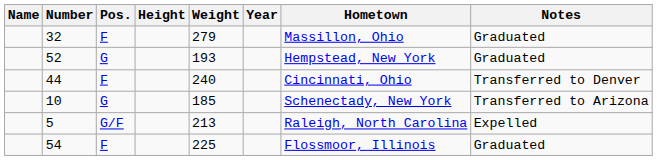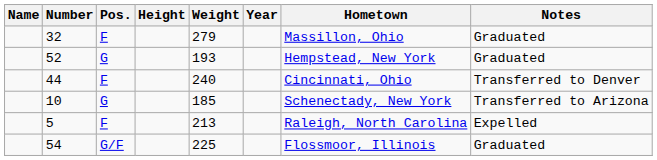(112, 123) G/F -> (104, 123) F
(104, 145) F -> (112, 145) G/F
